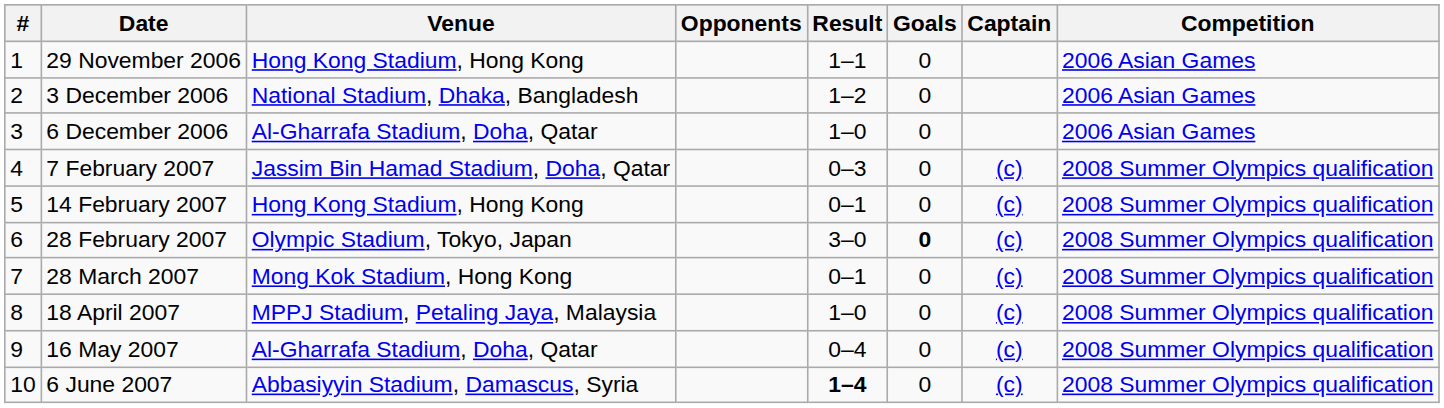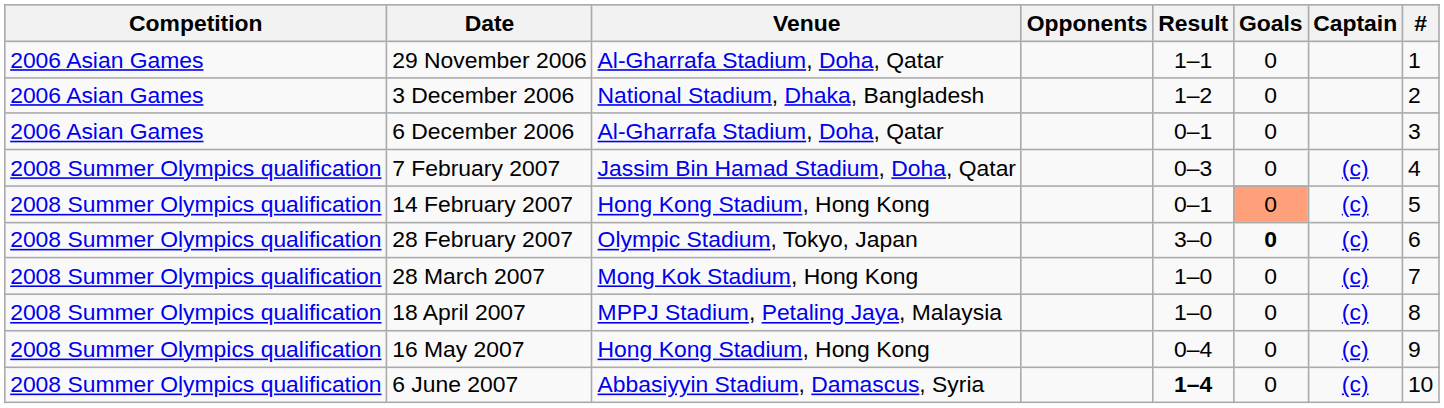columns swapped: (23, 23) <-> (1248, 23)
(418, 59) Hong Kong Stadium, Hong Kong -> (771, 59) Al-Gharrafa Stadium, Doha, Qatar
(847, 132) 1–0 -> (1193, 132) 0–1
(925, 204) no background -> (1271, 204) lightsalmon background
(847, 276) 0–1 -> (1193, 276) 1–0
(425, 349) Al-Gharrafa Stadium, Doha, Qatar -> (764, 349) Hong Kong Stadium, Hong Kong
